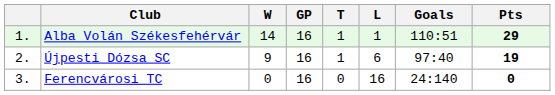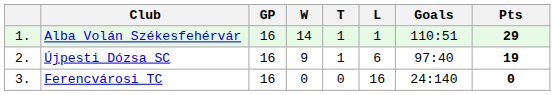columns swapped: (304, 15) <-> (268, 15)
